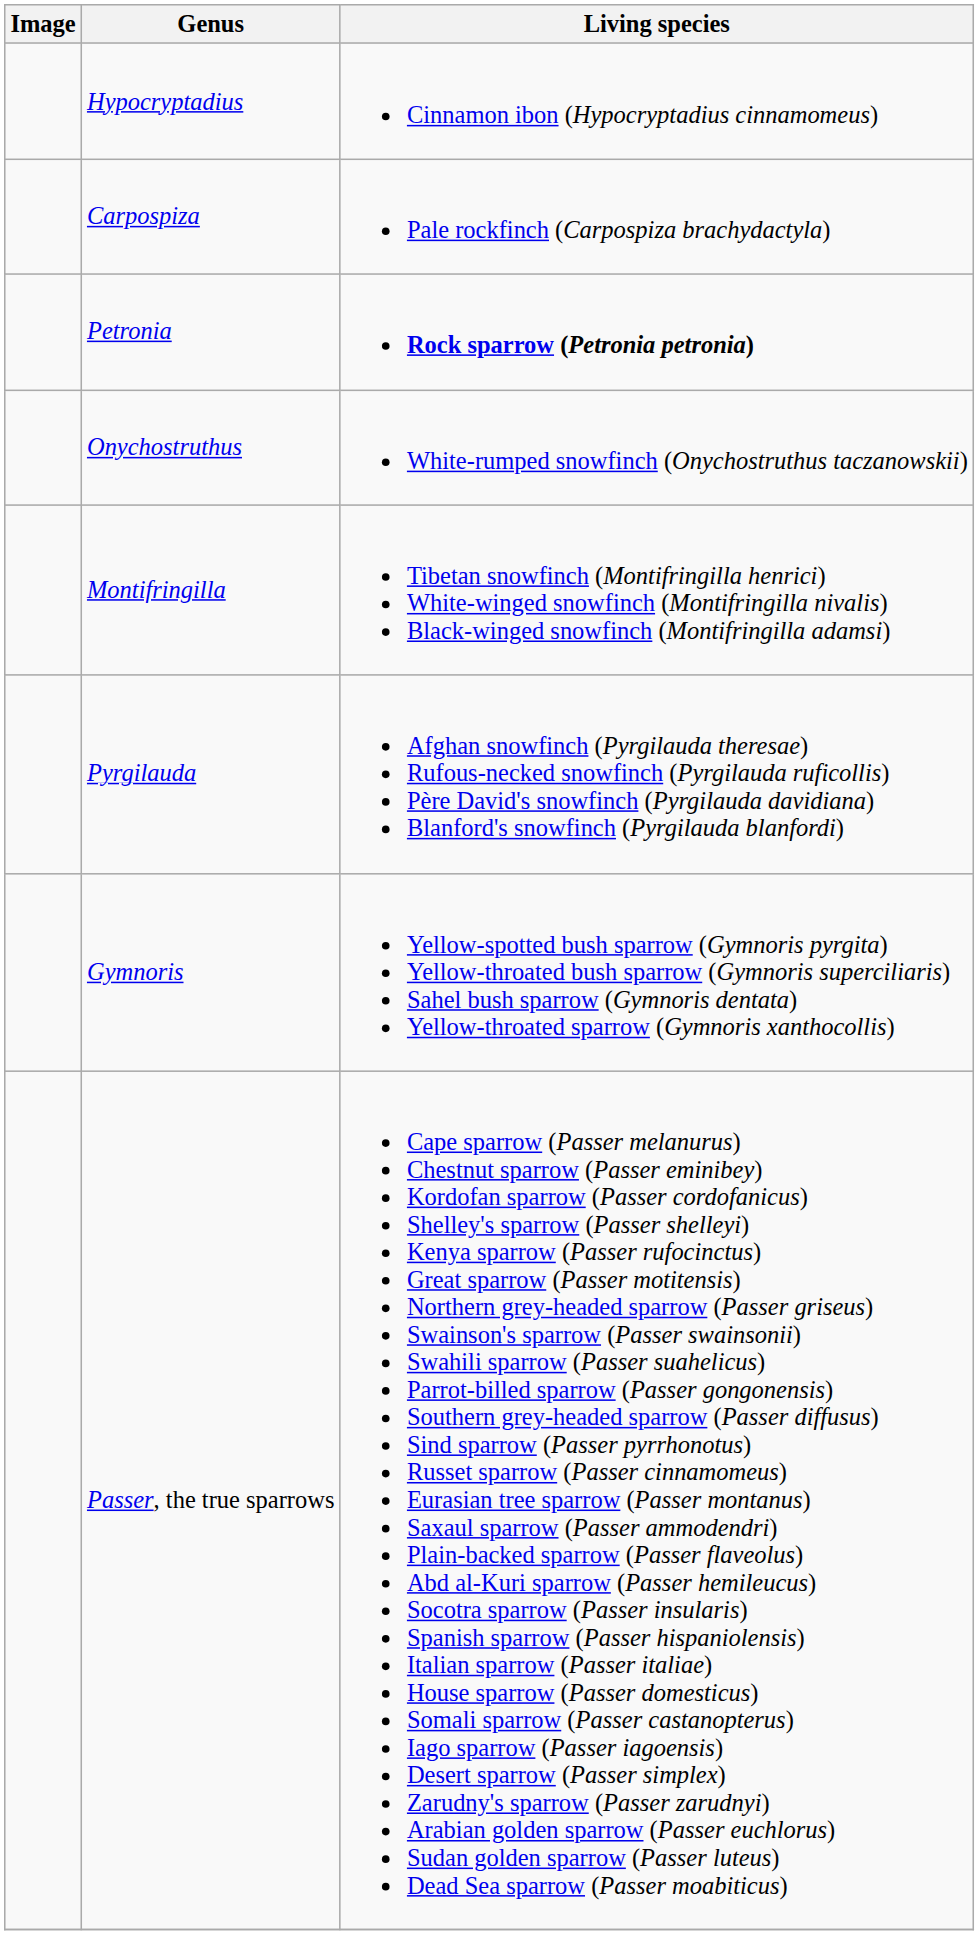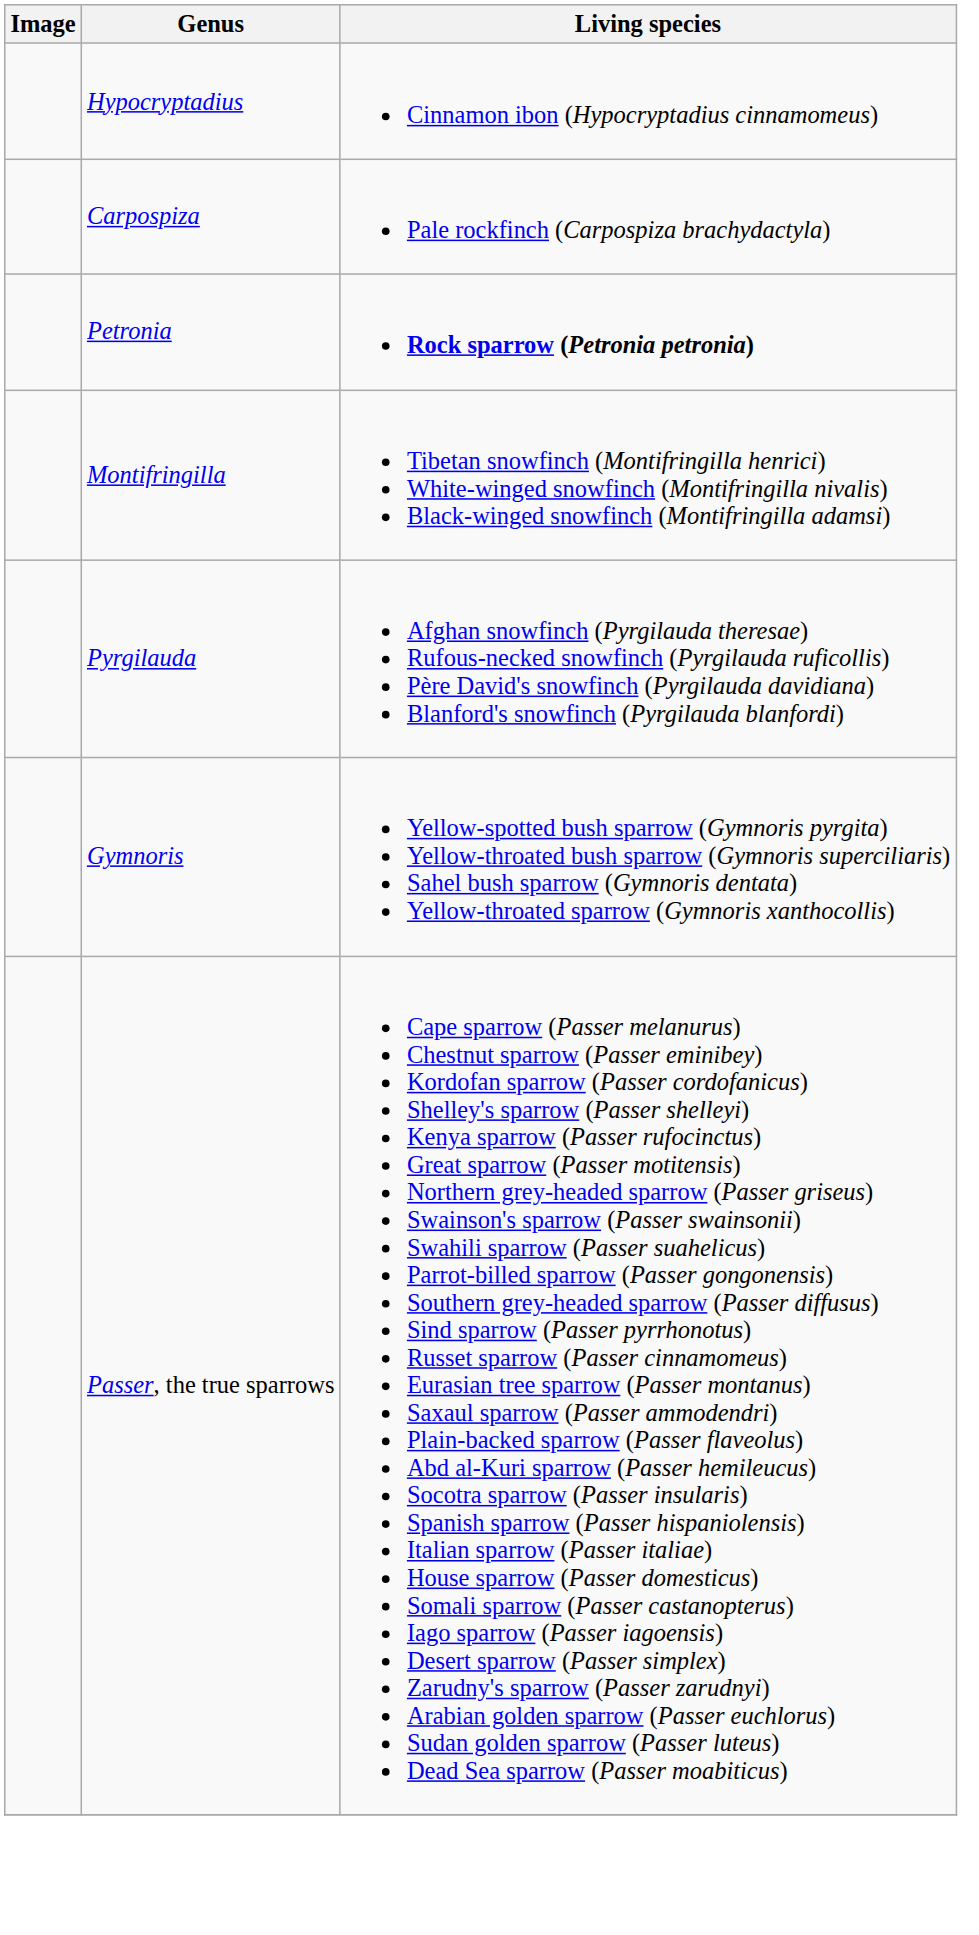- row: (164, 446)
